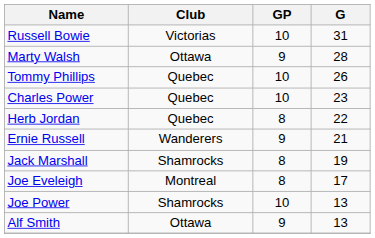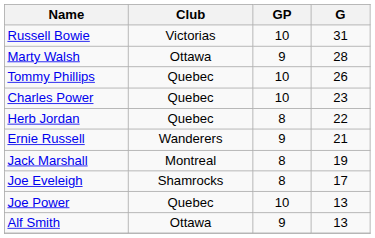(191, 160) Shamrocks -> (191, 160) Montreal
(191, 181) Montreal -> (191, 181) Shamrocks
(191, 202) Shamrocks -> (191, 202) Quebec
